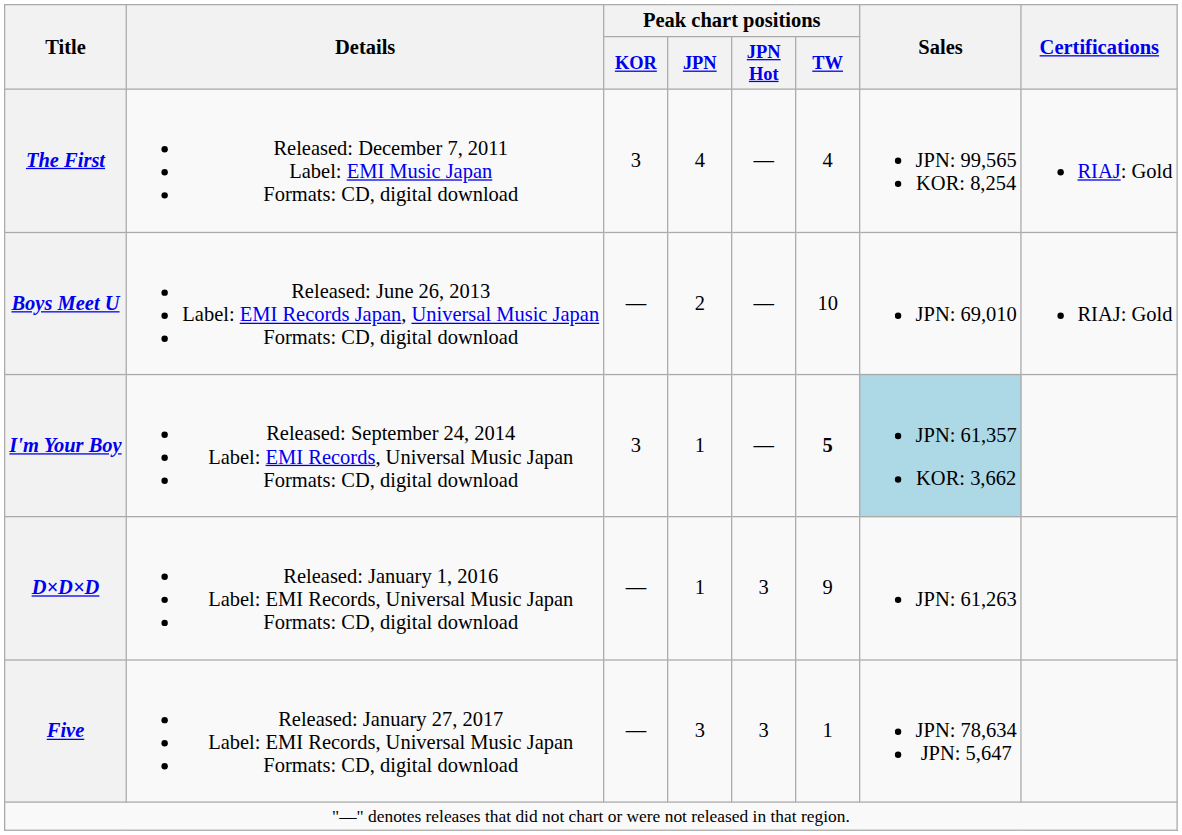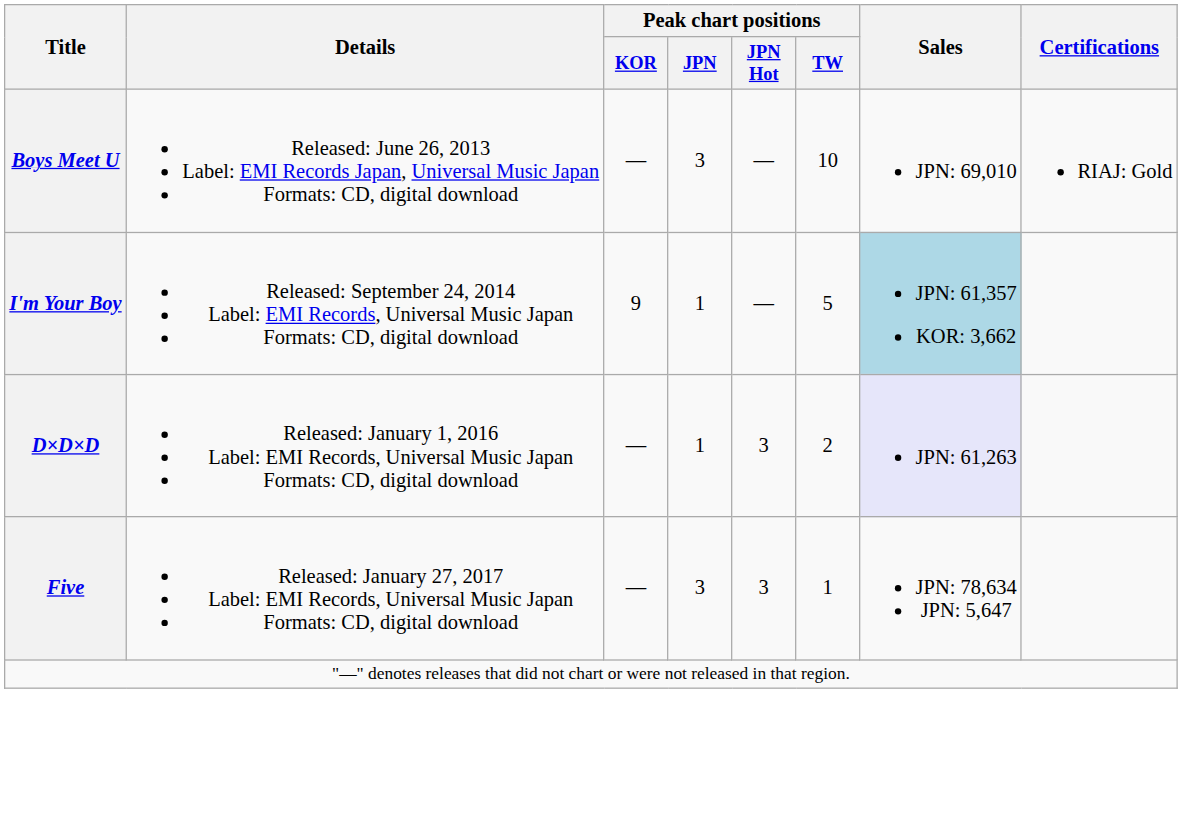- row: (66, 160)
(700, 302) 2 -> (700, 160) 3
(636, 445) 3 -> (636, 302) 9
(828, 445) bold -> (828, 302) normal
(828, 588) 9 -> (828, 445) 2
(941, 600) no background -> (941, 457) lavender background
